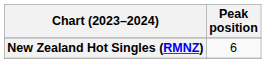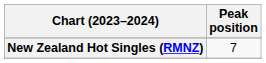(234, 48) 6 -> (234, 48) 7
